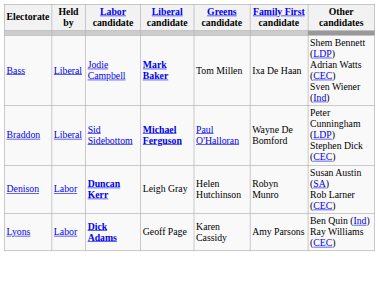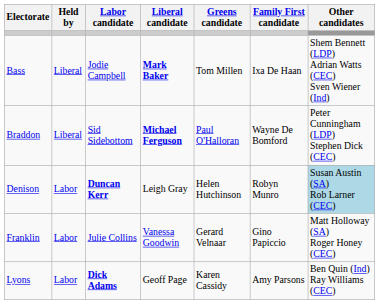(336, 189) no background -> (336, 189) lightblue background
+ row: (23, 237)
